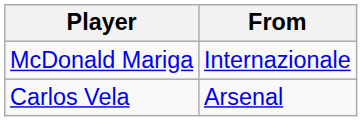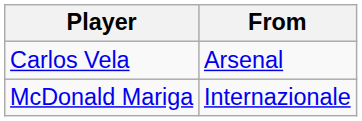rows swapped: (70, 97) <-> (102, 60)
